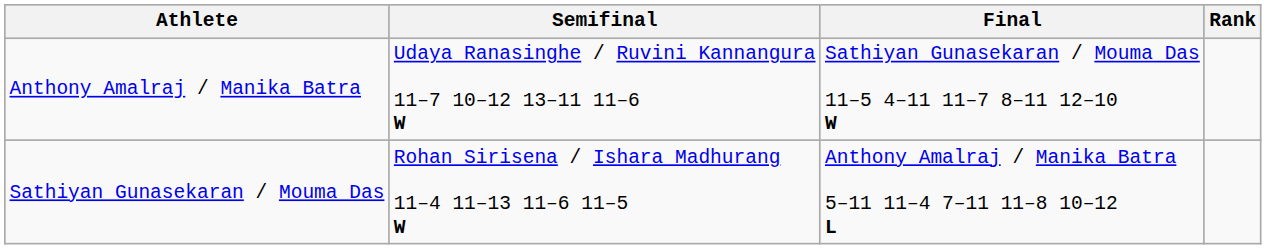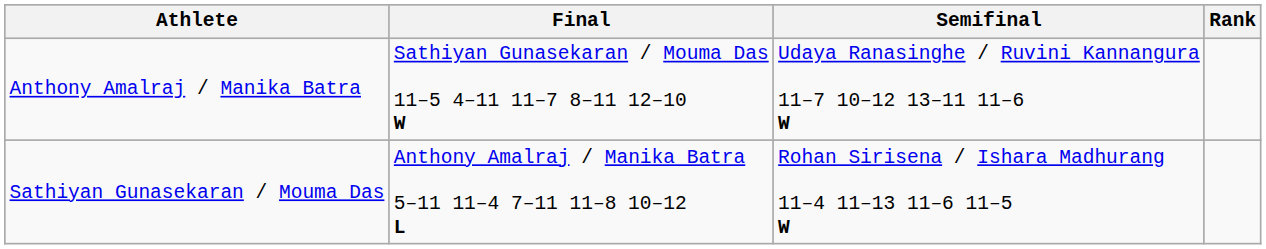columns swapped: (605, 21) <-> (1012, 21)
